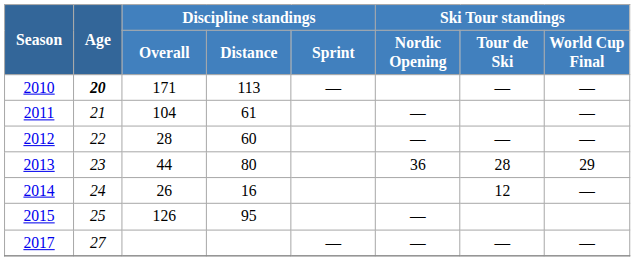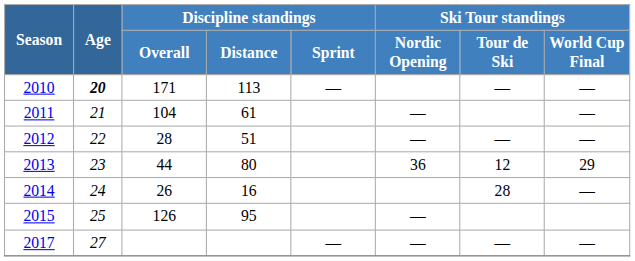(249, 139) 60 -> (249, 139) 51
(502, 165) 28 -> (502, 165) 12
(502, 191) 12 -> (502, 191) 28
